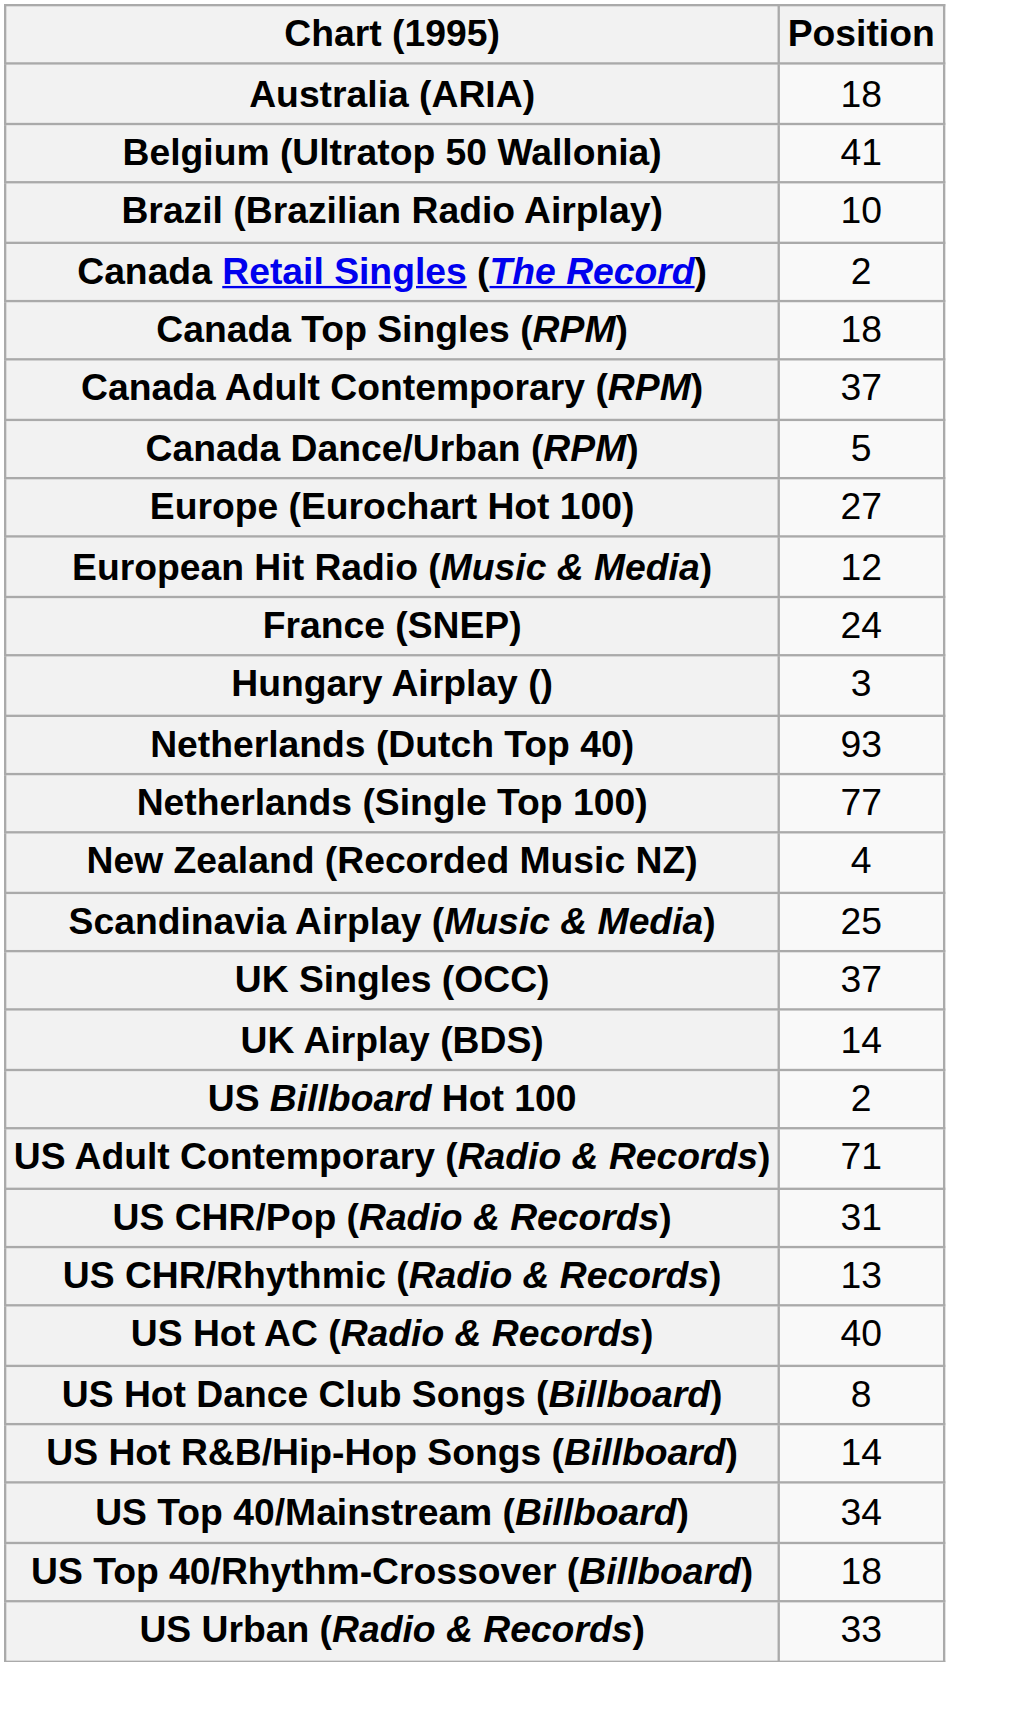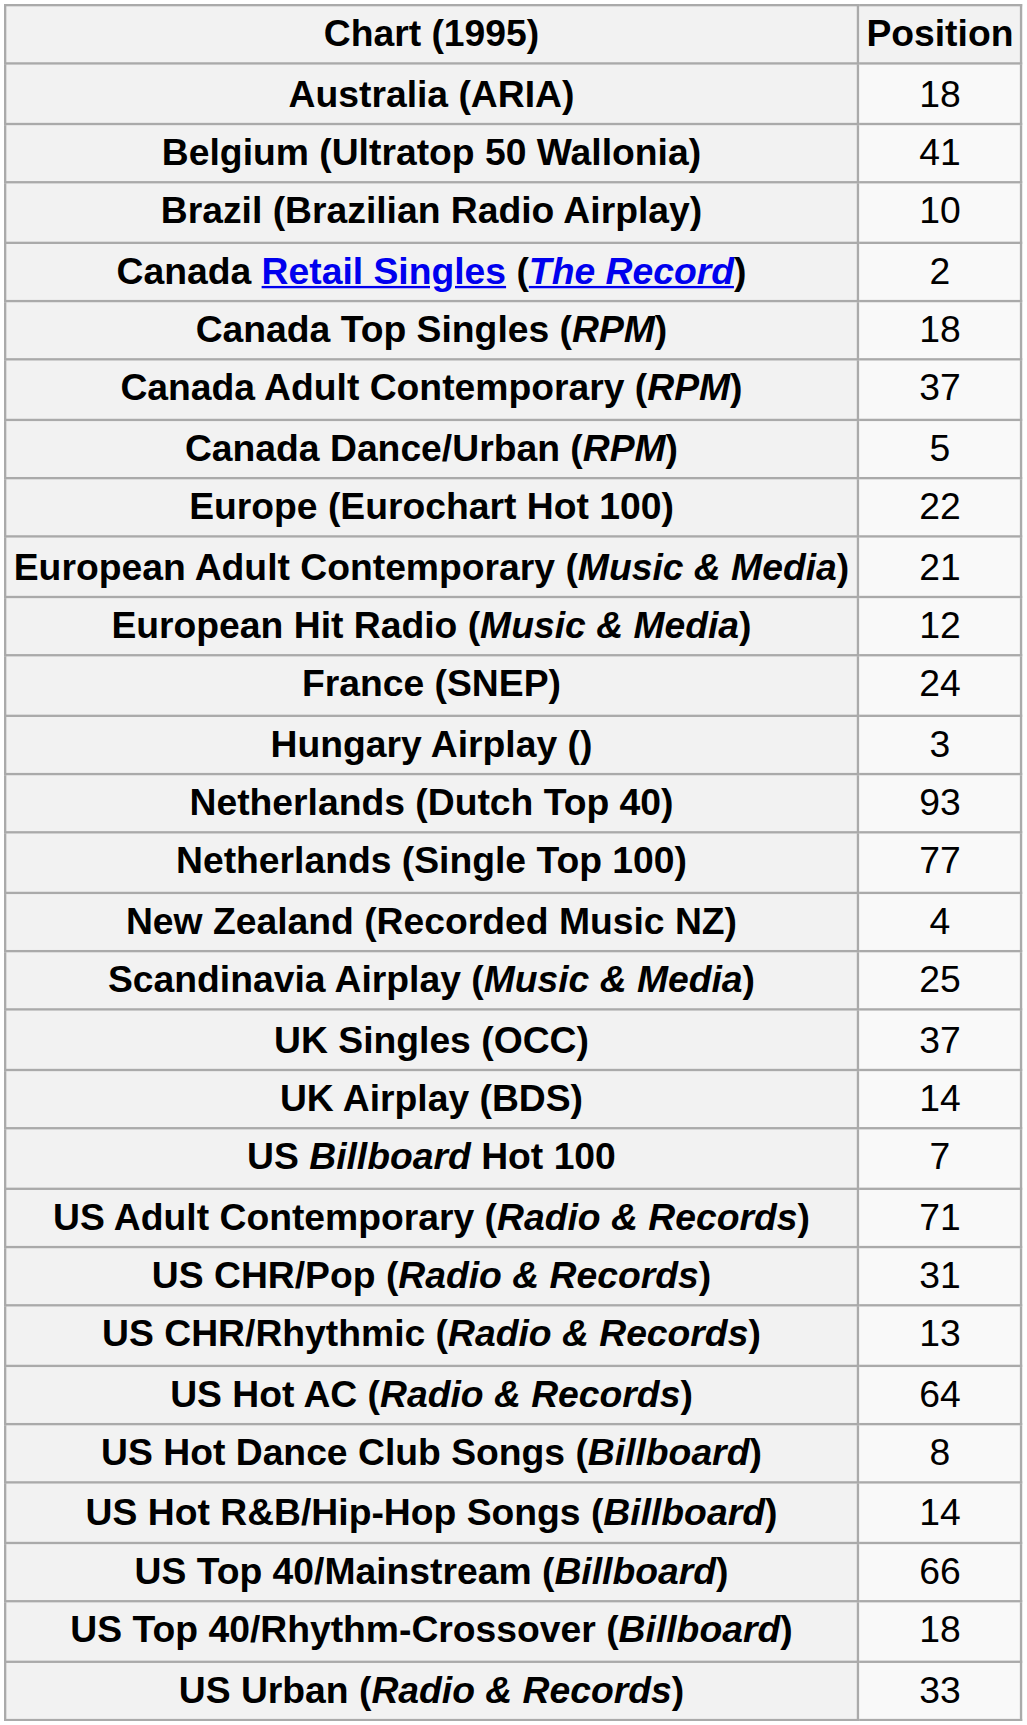(861, 507) 27 -> (940, 507) 22
+ row: (431, 566)
(861, 1098) 2 -> (940, 1157) 7
(861, 1334) 40 -> (940, 1393) 64
(861, 1512) 34 -> (940, 1571) 66
